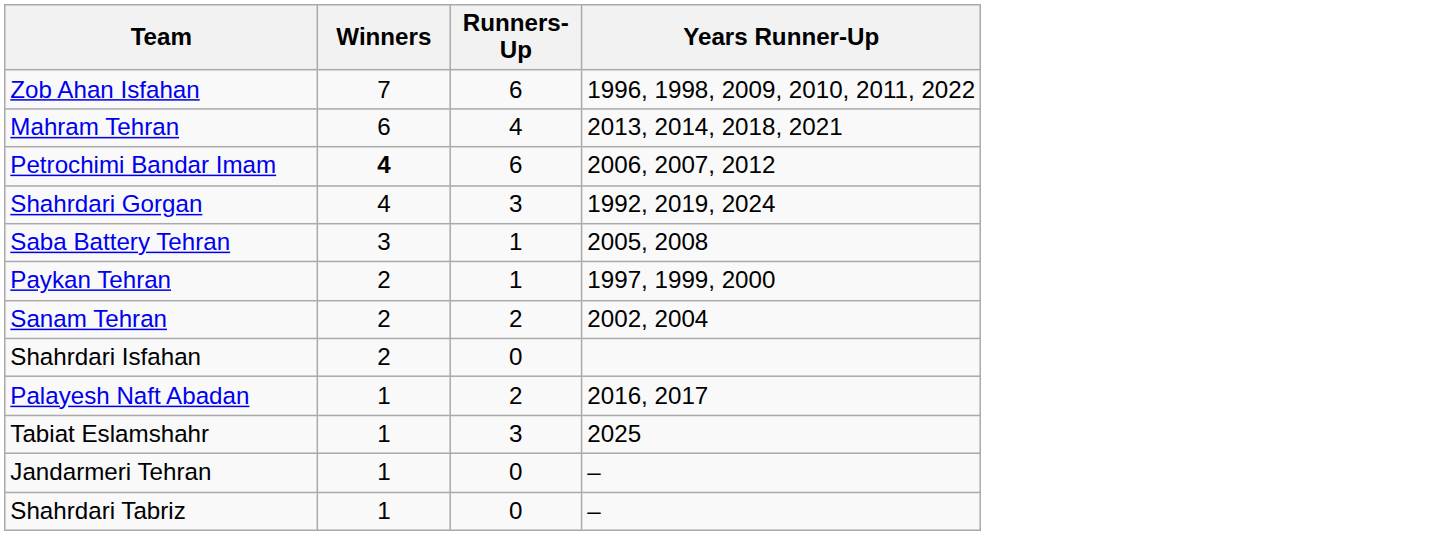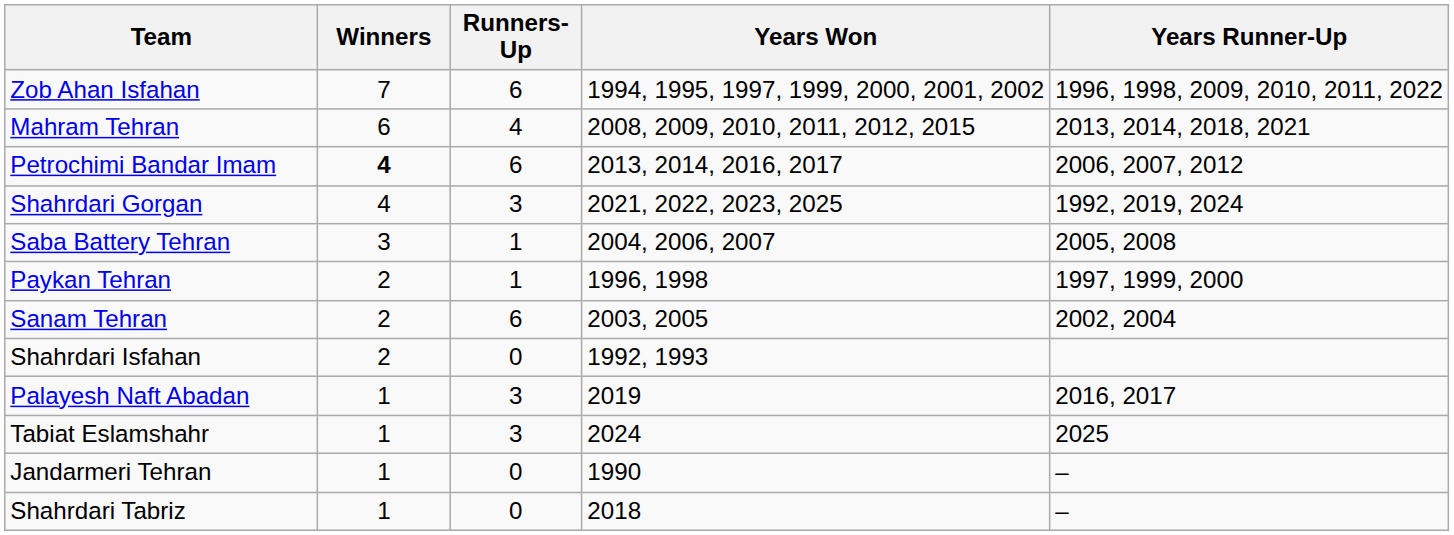+ column: (816, 37)
(516, 319) 2 -> (516, 319) 6
(516, 395) 2 -> (516, 395) 3
